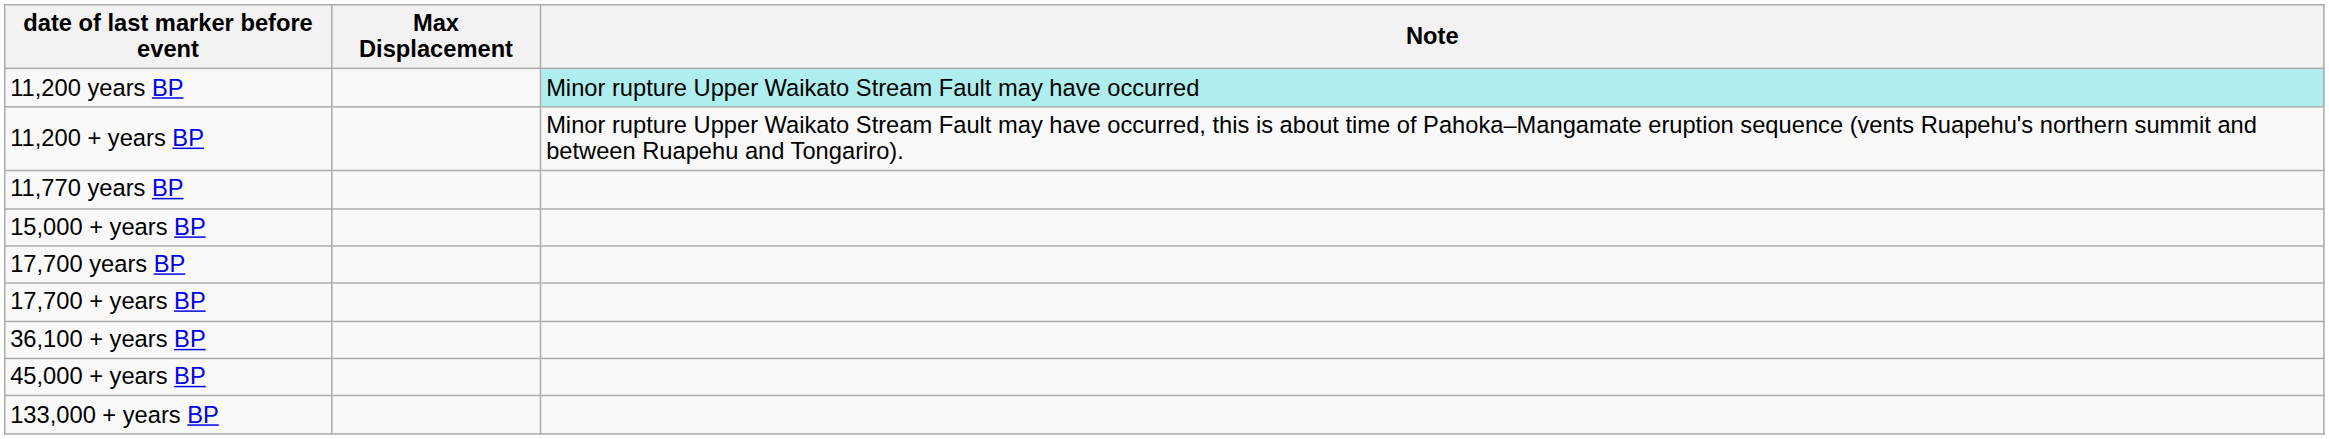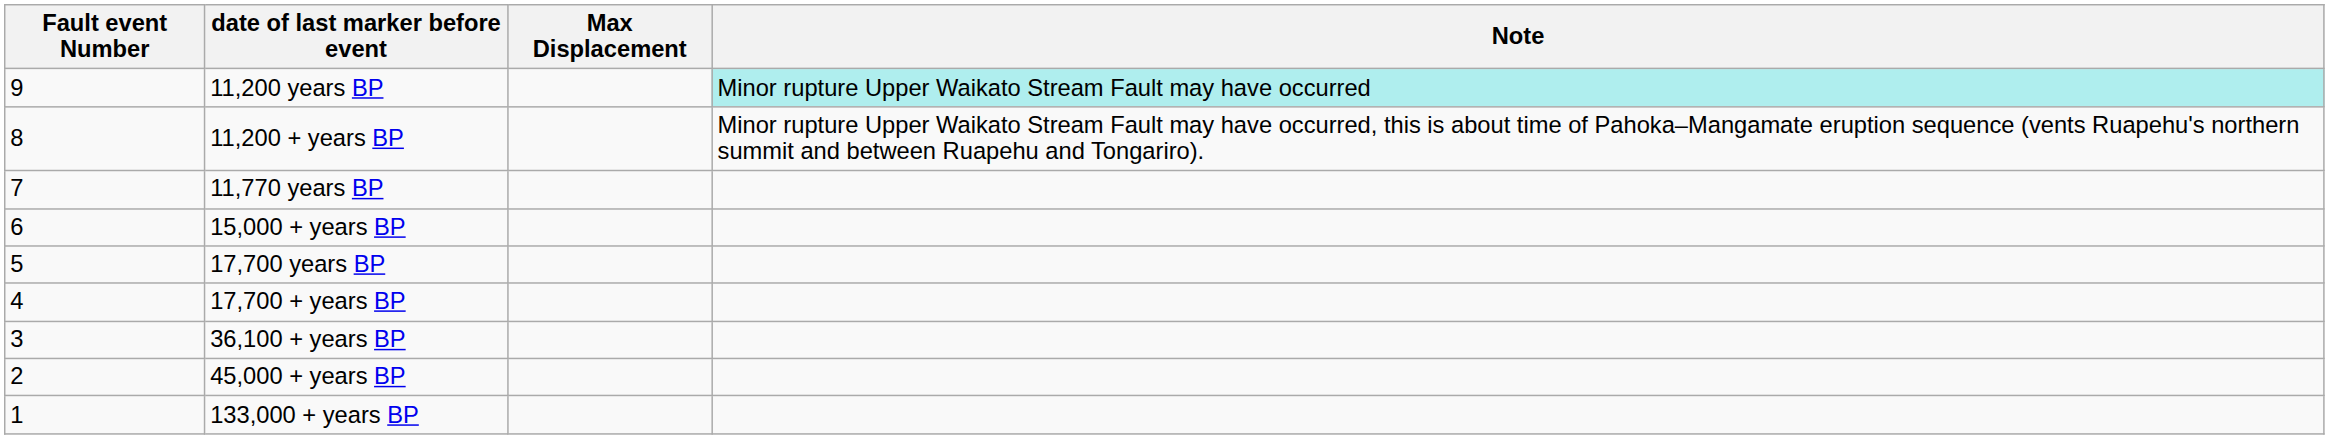+ column: (105, 36)
